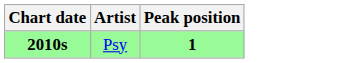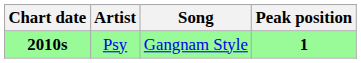+ column: (196, 17)
